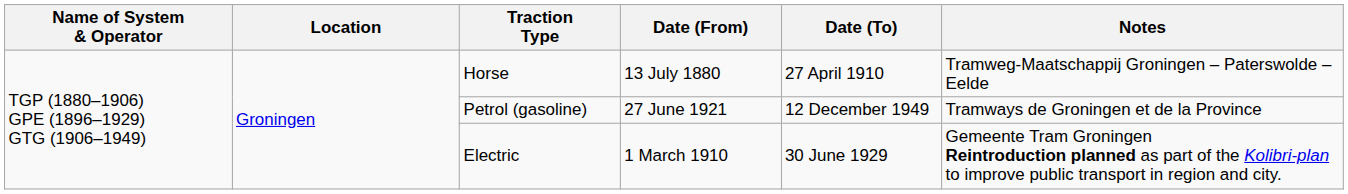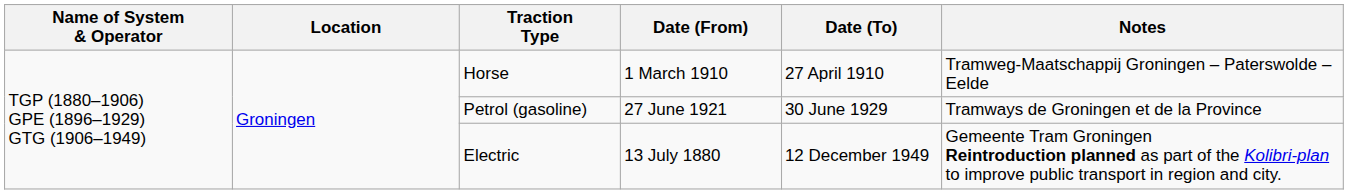(672, 73) 13 July 1880 -> (676, 73) 1 March 1910
(857, 109) 12 December 1949 -> (836, 109) 30 June 1929
(676, 155) 1 March 1910 -> (672, 155) 13 July 1880
(836, 155) 30 June 1929 -> (857, 155) 12 December 1949
